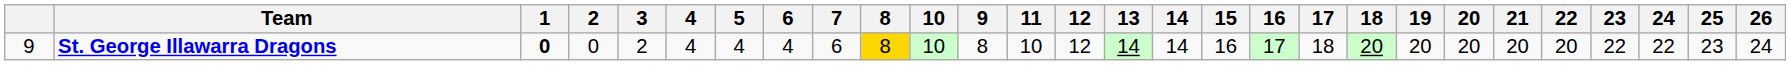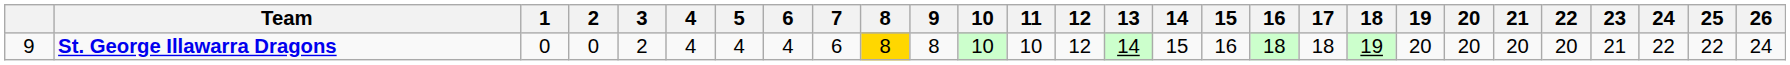columns swapped: (982, 18) <-> (934, 18)
(545, 46) bold -> (545, 46) normal
(1177, 46) 14 -> (1177, 46) 15
(1274, 46) 17 -> (1274, 46) 18
(1372, 46) 20 -> (1372, 46) 19
(1615, 46) 22 -> (1615, 46) 21
(1712, 46) 23 -> (1712, 46) 22
